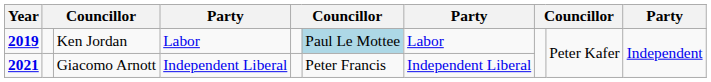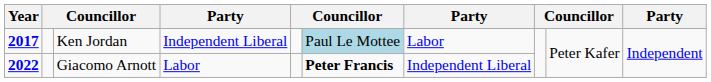(23, 41) 2019 -> (23, 41) 2017
(182, 41) Labor -> (225, 41) Independent Liberal
(23, 65) 2021 -> (23, 65) 2022
(225, 65) Independent Liberal -> (182, 65) Labor
(346, 65) normal -> (349, 65) bold
